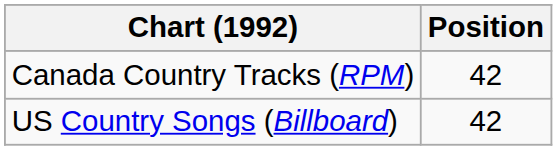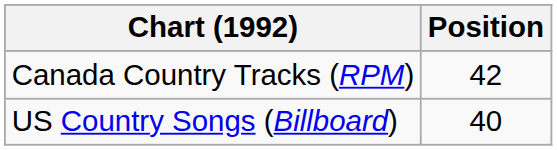(486, 121) 42 -> (486, 121) 40
